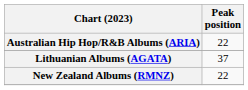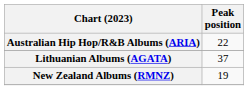(223, 76) 22 -> (223, 76) 19
